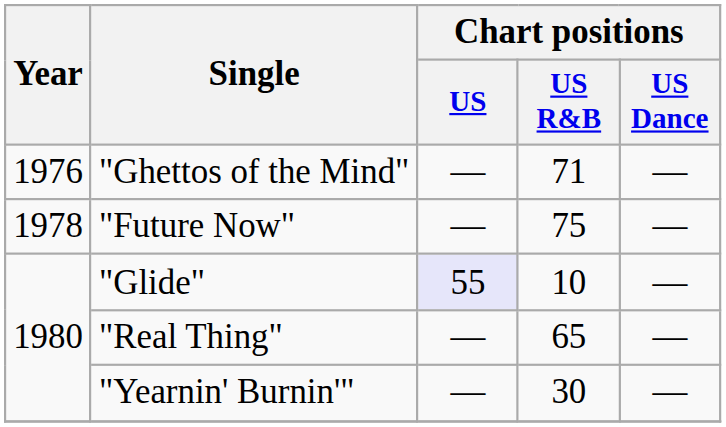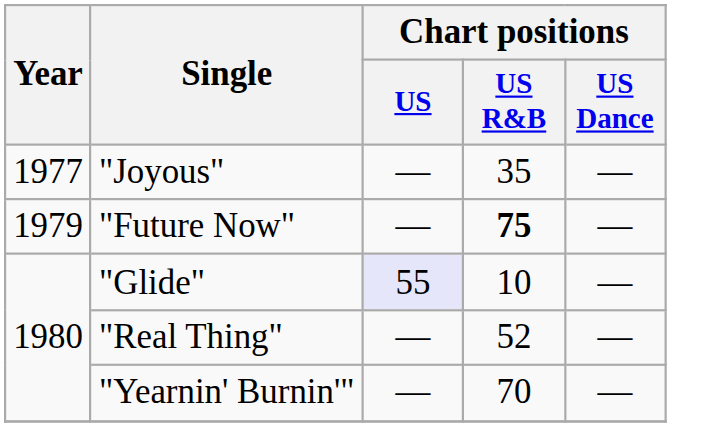- row: (254, 170)
+ row: (162, 170)
(48, 226) 1978 -> (48, 226) 1979
(569, 226) normal -> (514, 226) bold
(569, 336) 65 -> (514, 336) 52
(569, 392) 30 -> (514, 392) 70
